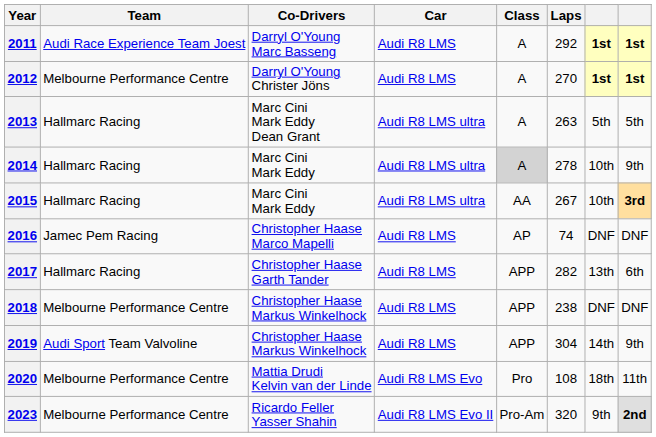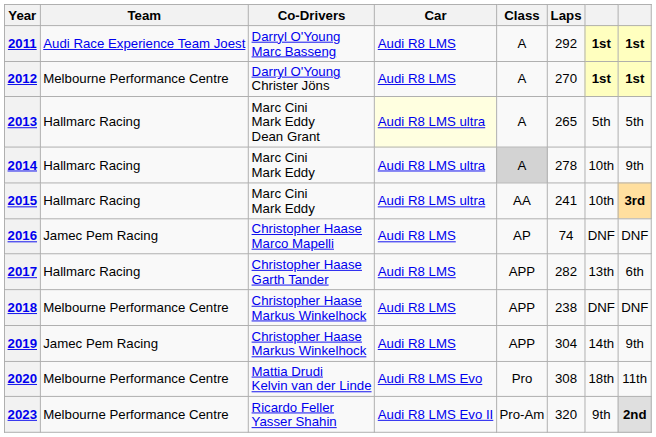(431, 122) no background -> (431, 122) lightyellow background
(566, 122) 263 -> (566, 122) 265
(566, 201) 267 -> (566, 201) 241
(120, 344) Audi Sport Team Valvoline -> (101, 344) Jamec Pem Racing
(566, 379) 108 -> (566, 379) 308
